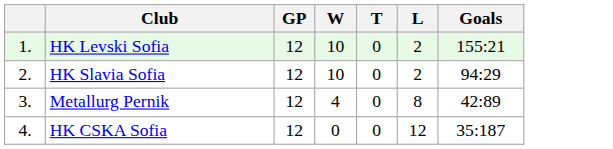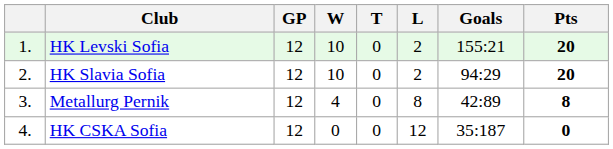+ column: (566, 18)
